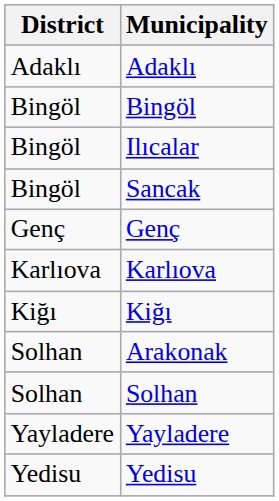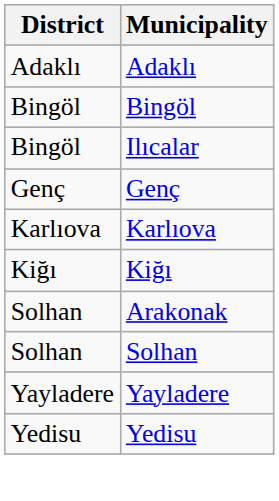- row: (163, 188)
